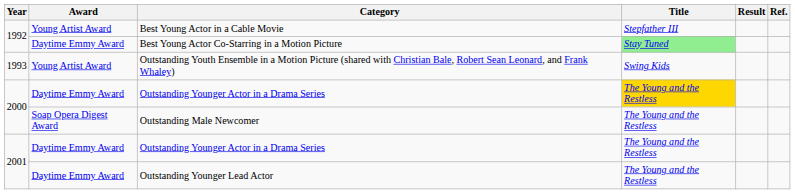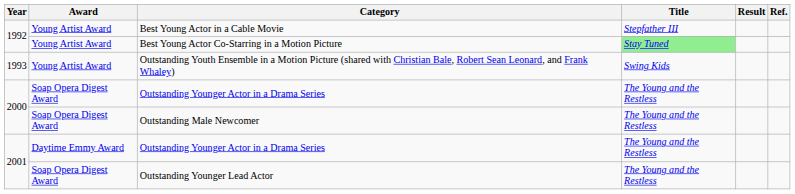(78, 44) Daytime Emmy Award -> (71, 44) Young Artist Award
(78, 93) Daytime Emmy Award -> (70, 93) Soap Opera Digest Award
(662, 93) gold background -> (662, 93) no background
(78, 175) Daytime Emmy Award -> (70, 175) Soap Opera Digest Award
